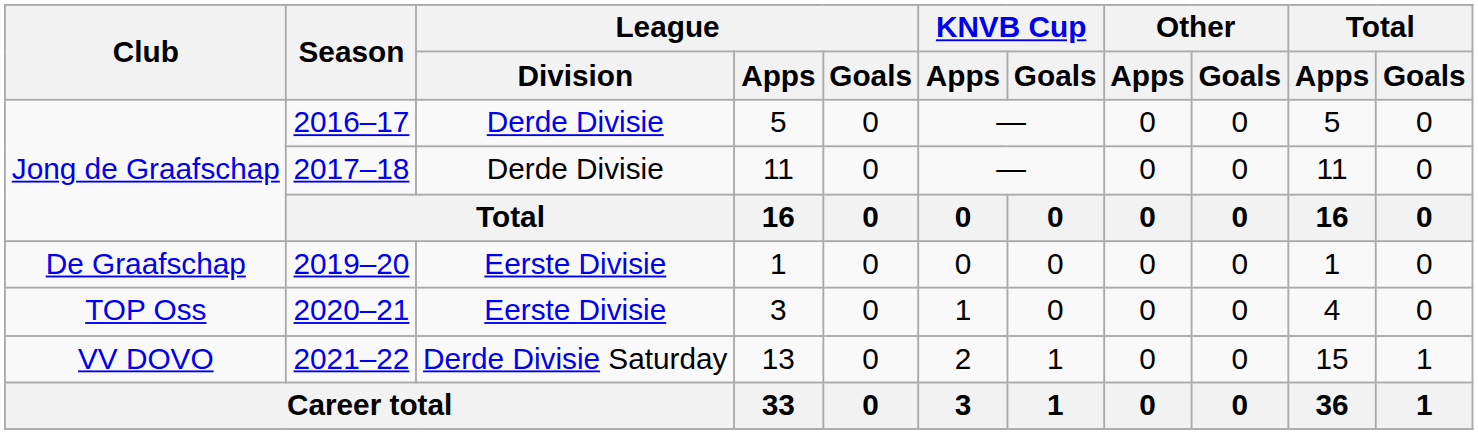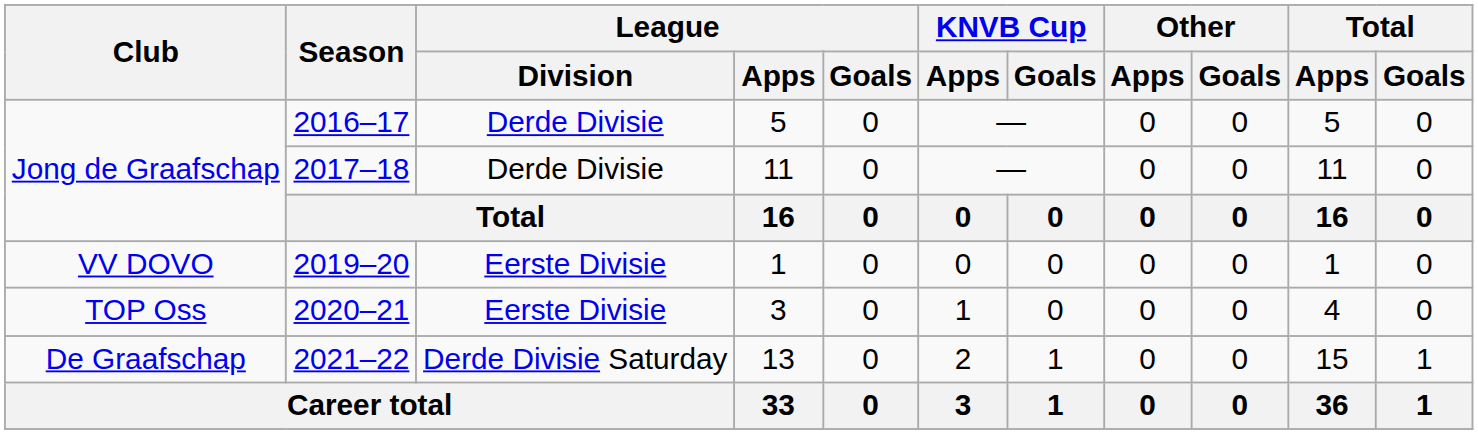(146, 264) De Graafschap -> (146, 264) VV DOVO
(146, 358) VV DOVO -> (146, 358) De Graafschap
